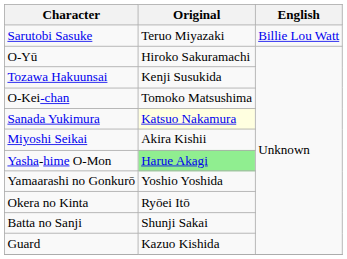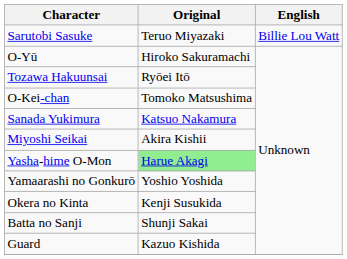(181, 77) Kenji Susukida -> (165, 77) Ryōei Itō
(189, 118) lightyellow background -> (189, 118) no background
(165, 202) Ryōei Itō -> (181, 202) Kenji Susukida
